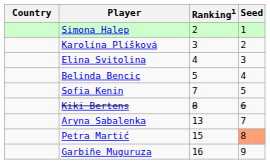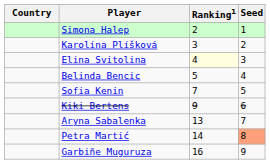(195, 60) no background -> (195, 60) lightyellow background
(195, 106) 8 -> (195, 106) 9
(198, 136) 15 -> (198, 136) 14
